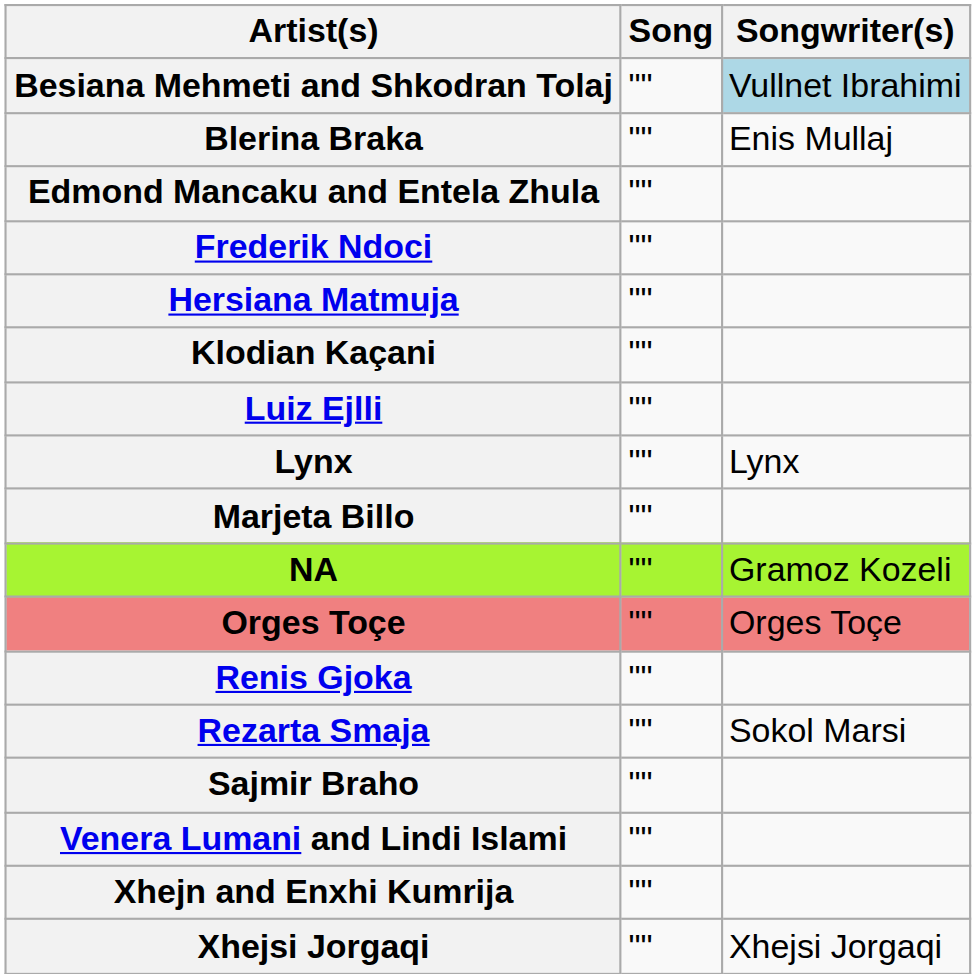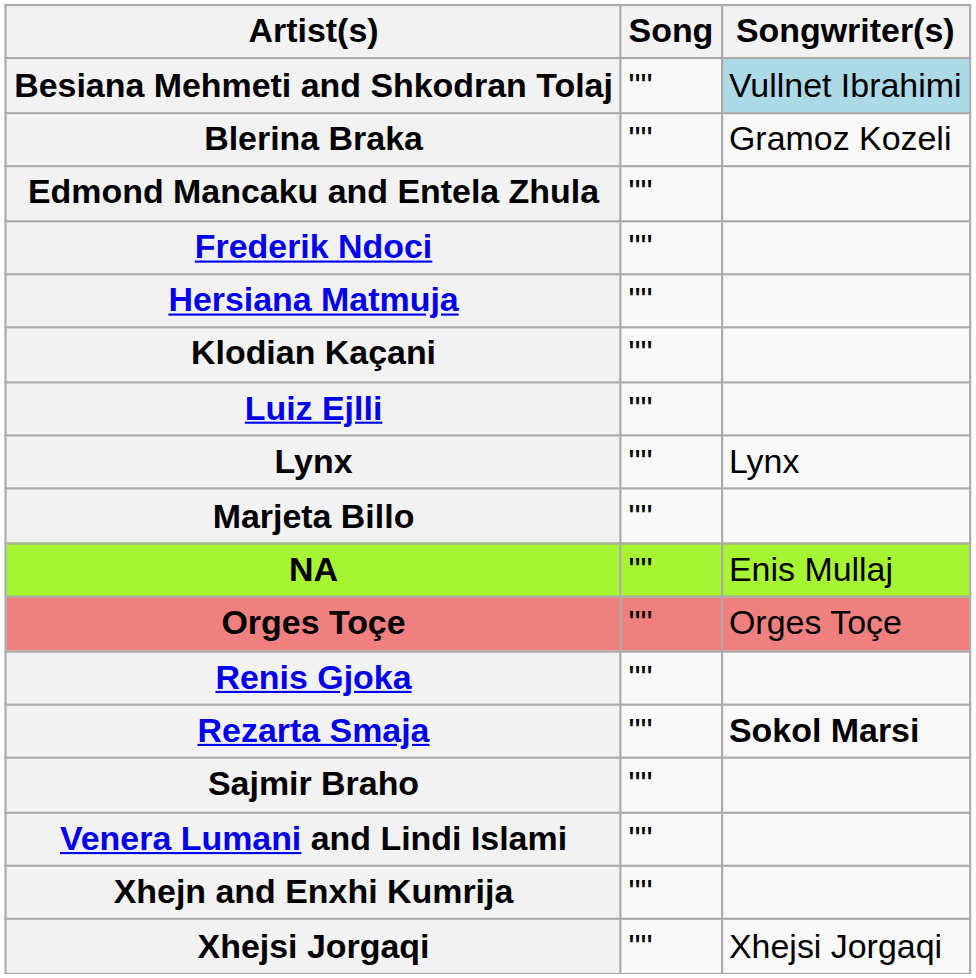(811, 138) Enis Mullaj -> (840, 138) Gramoz Kozeli
(840, 569) Gramoz Kozeli -> (811, 569) Enis Mullaj
(818, 730) normal -> (824, 730) bold
